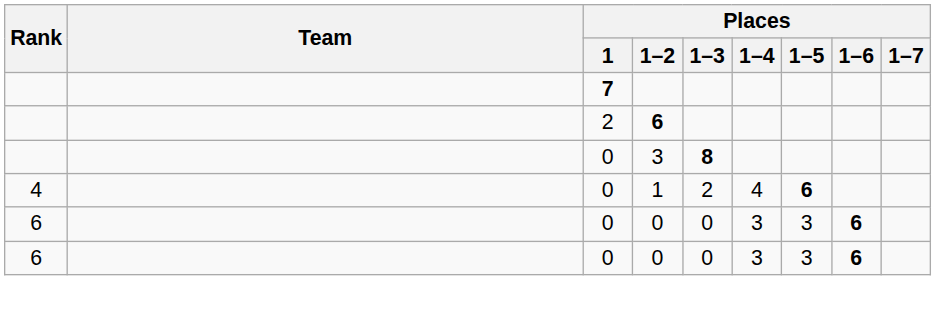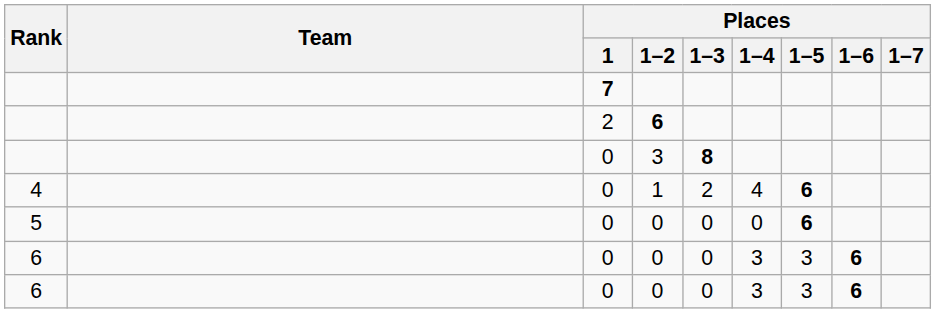+ row: (36, 223)
